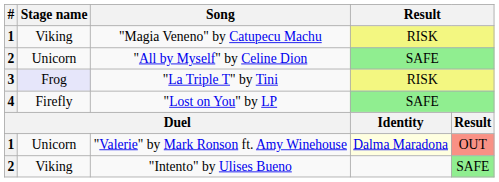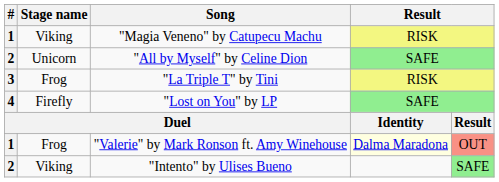(54, 79) lavender background -> (54, 79) no background
(54, 144) Unicorn -> (54, 144) Frog
